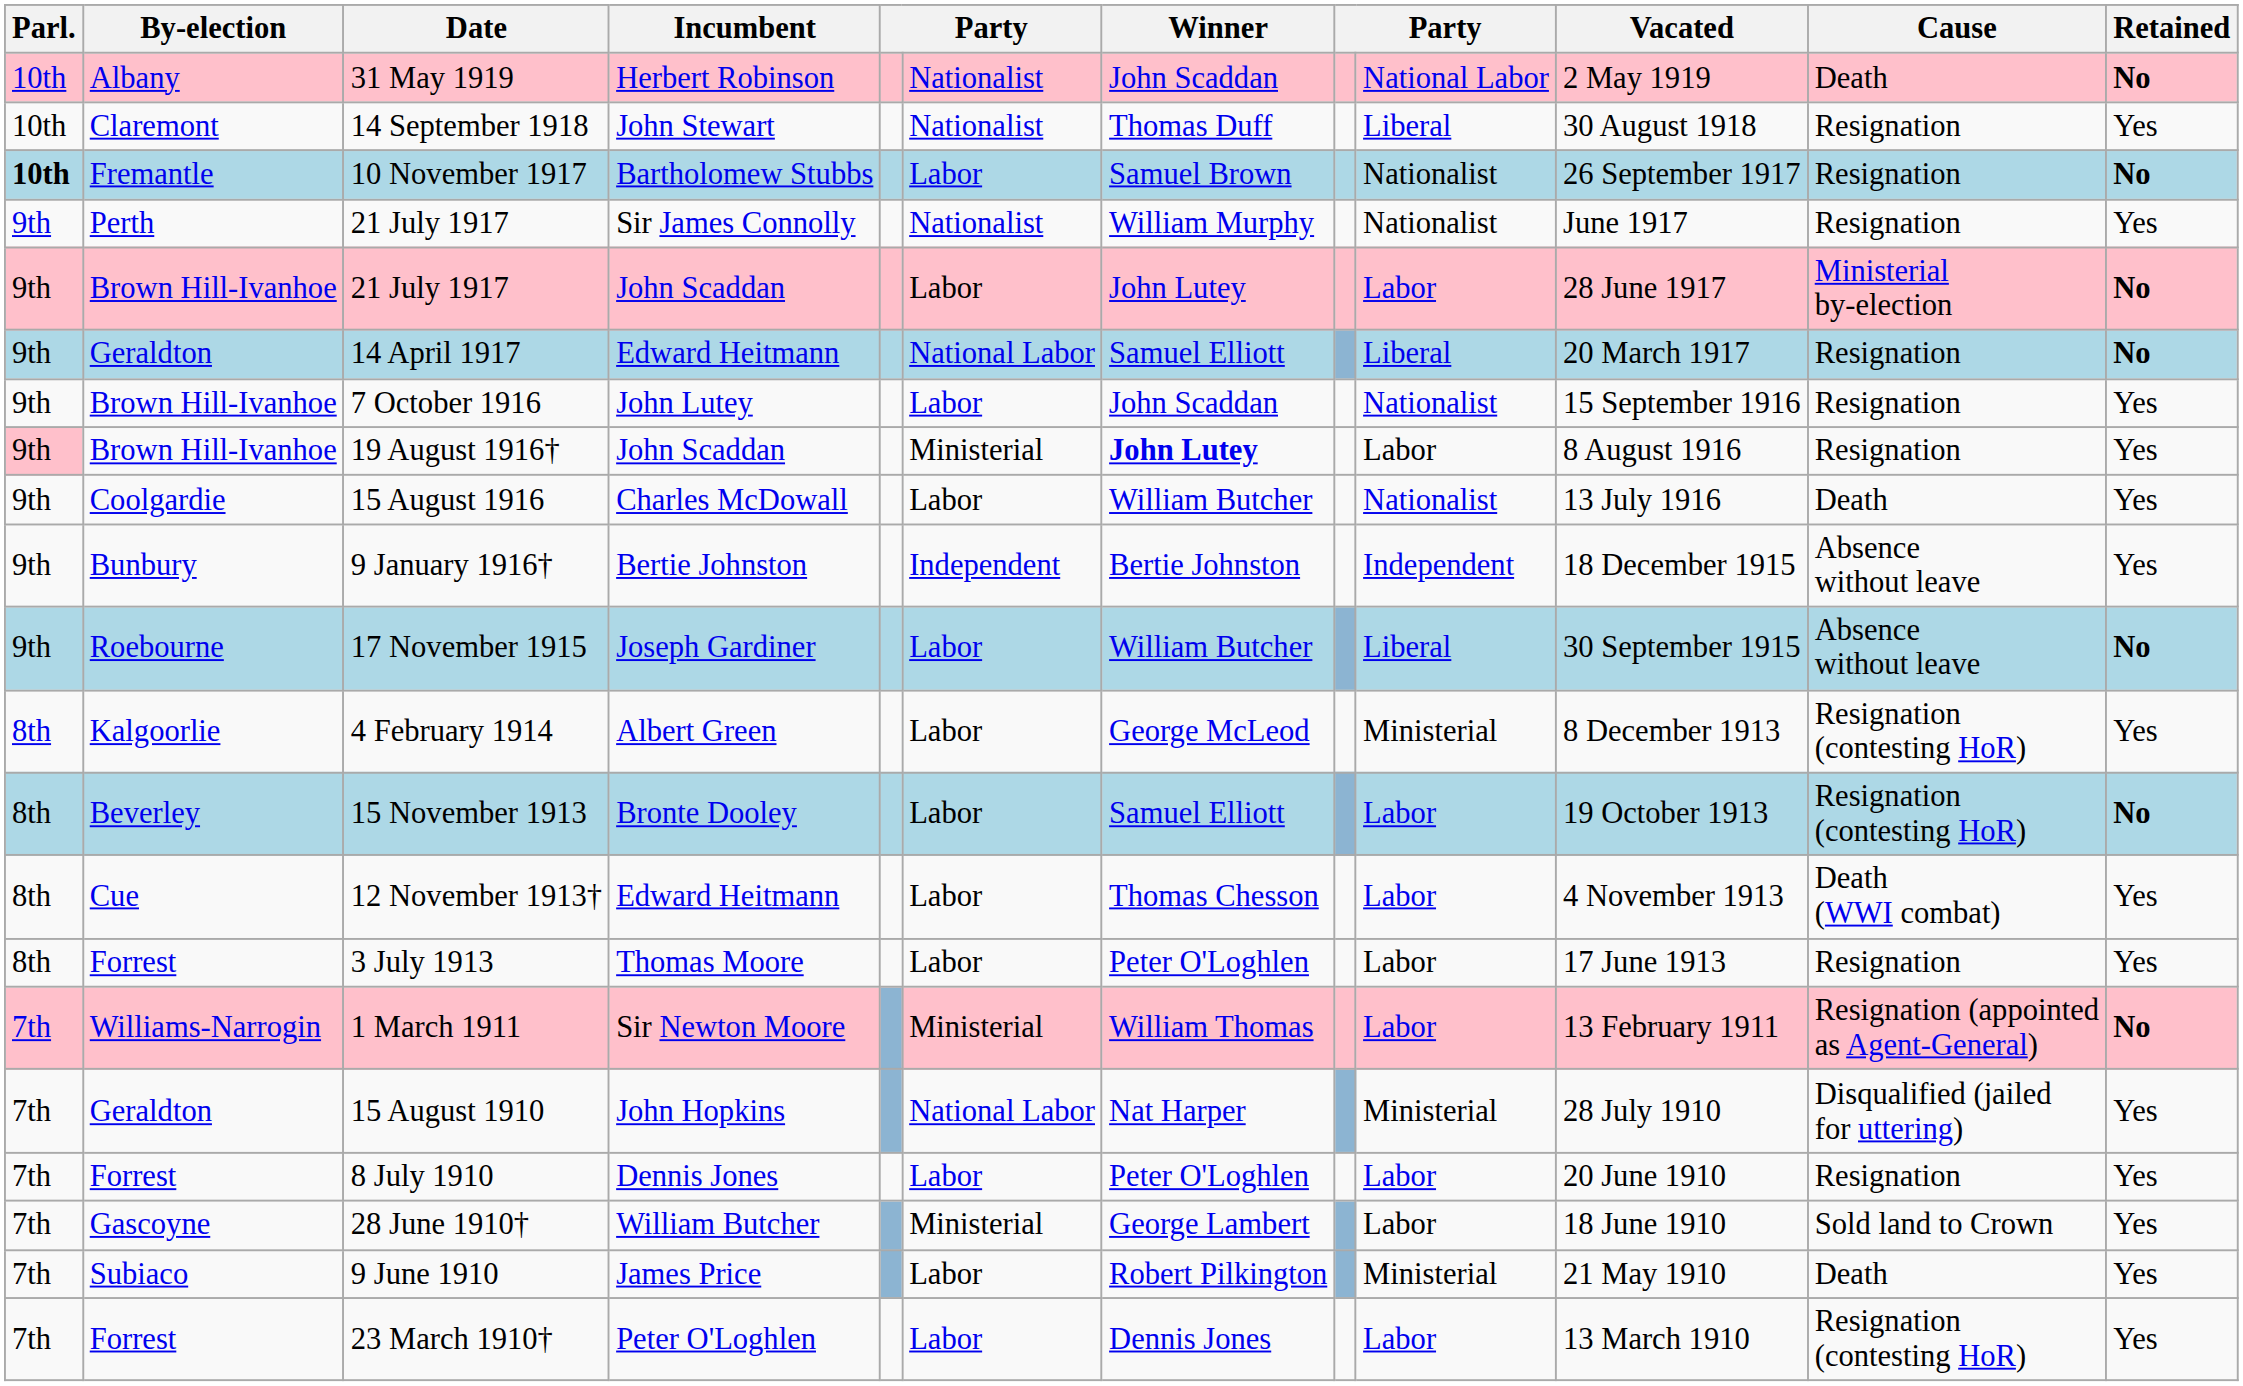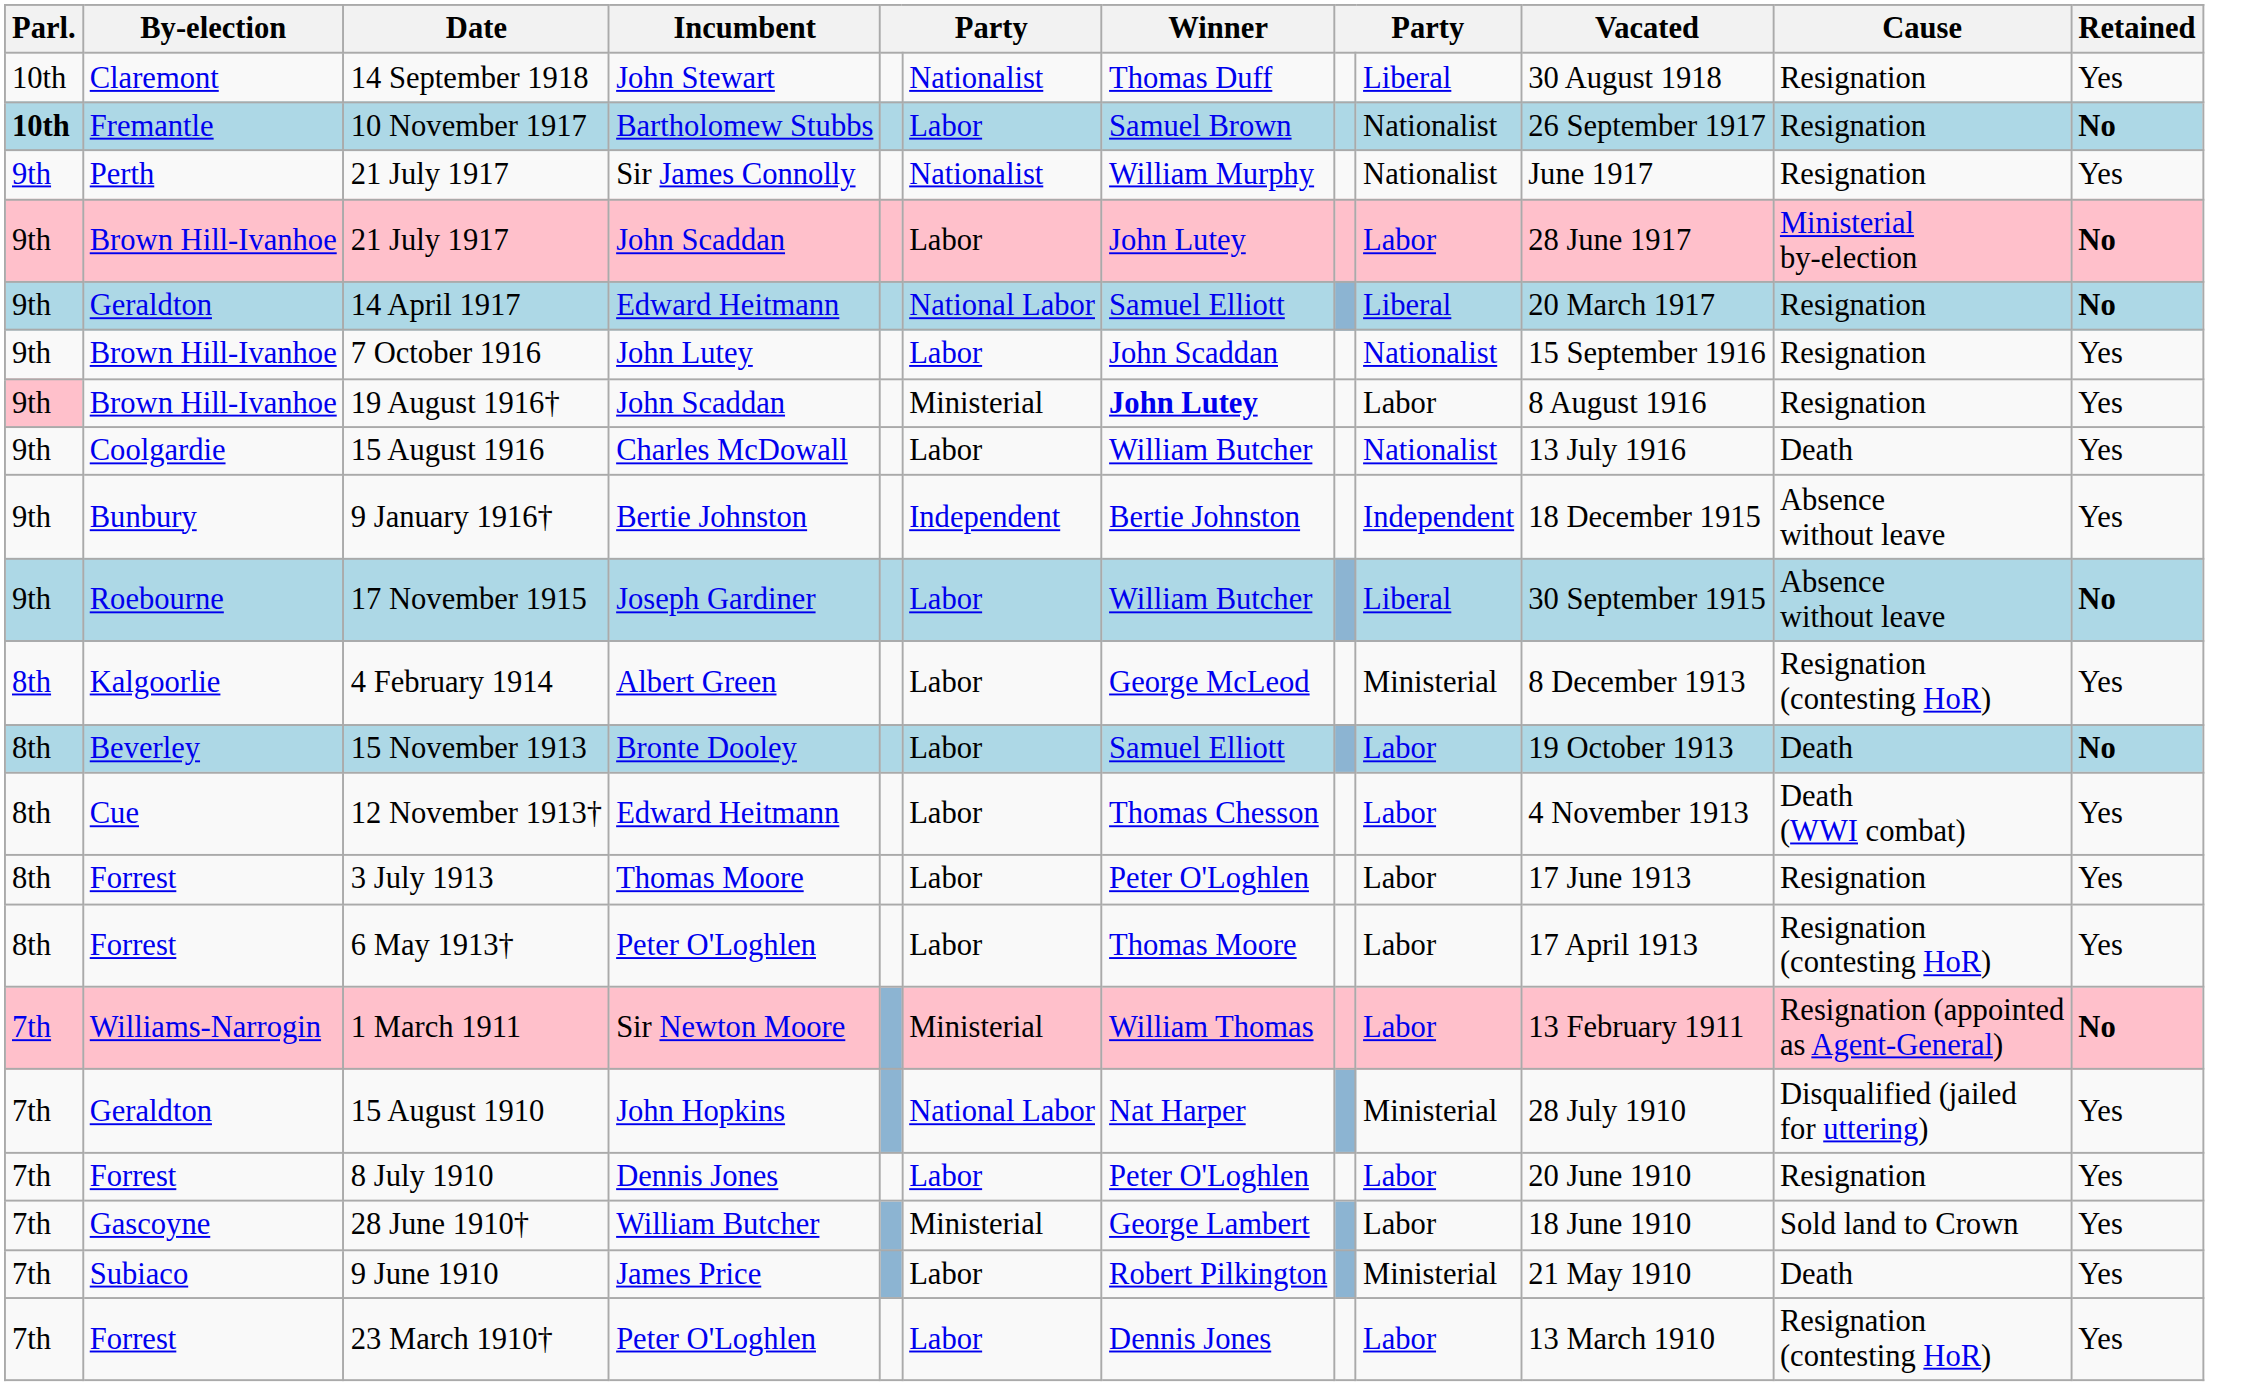- row: (432, 77)
(1920, 813) Resignation (contesting HoR) -> (1816, 747) Death
+ row: (432, 944)
